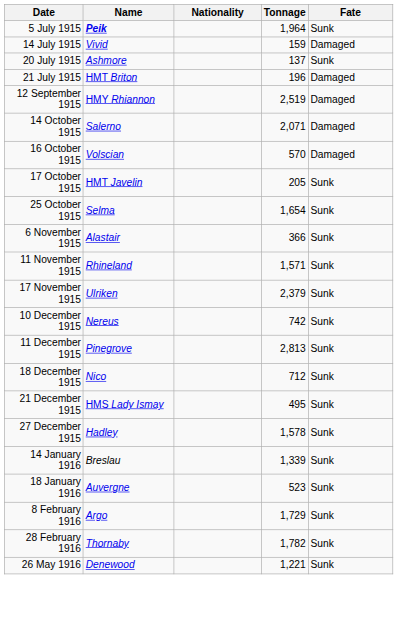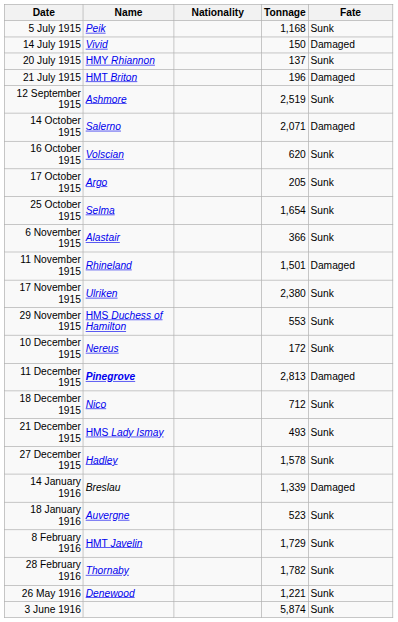(96, 28) bold -> (96, 28) normal
(293, 28) 1,964 -> (293, 28) 1,168
(297, 45) 159 -> (297, 45) 150
(106, 61) Ashmore -> (120, 61) HMY Rhiannon
(120, 99) HMY Rhiannon -> (106, 99) Ashmore
(333, 99) Damaged -> (322, 99) Sunk
(297, 155) 570 -> (297, 155) 620
(333, 155) Damaged -> (322, 155) Sunk
(114, 182) HMT Javelin -> (96, 182) Argo
(293, 266) 1,571 -> (293, 266) 1,501
(322, 266) Sunk -> (333, 266) Damaged
(293, 293) 2,379 -> (293, 293) 2,380
+ row: (50, 321)
(297, 321) 742 -> (297, 349) 172
(109, 349) normal -> (110, 377) bold
(322, 349) Sunk -> (333, 377) Damaged
(297, 404) 495 -> (297, 432) 493
(322, 460) Sunk -> (333, 488) Damaged
(97, 515) Argo -> (114, 543) HMT Javelin
+ row: (53, 609)
